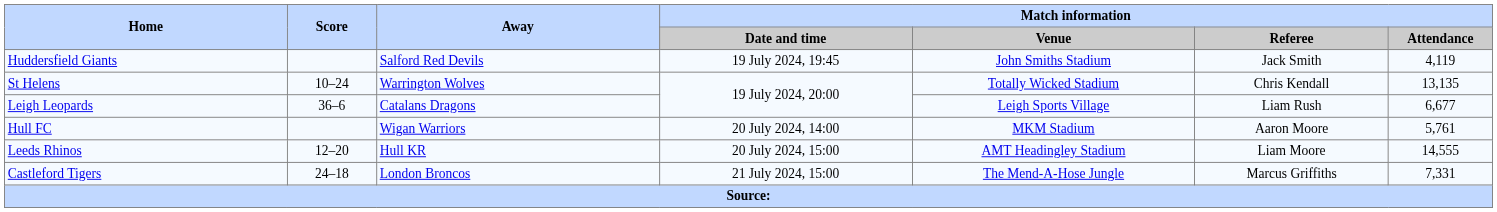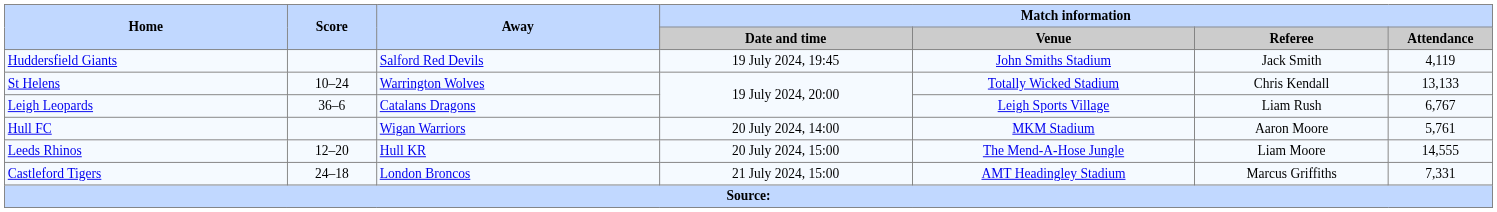(1440, 83) 13,135 -> (1440, 83) 13,133
(1440, 106) 6,677 -> (1440, 106) 6,767
(1053, 151) AMT Headingley Stadium -> (1054, 151) The Mend-A-Hose Jungle
(1054, 173) The Mend-A-Hose Jungle -> (1053, 173) AMT Headingley Stadium
